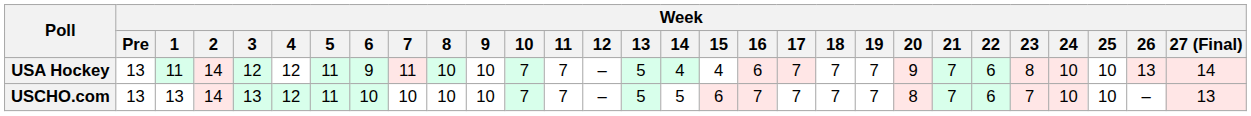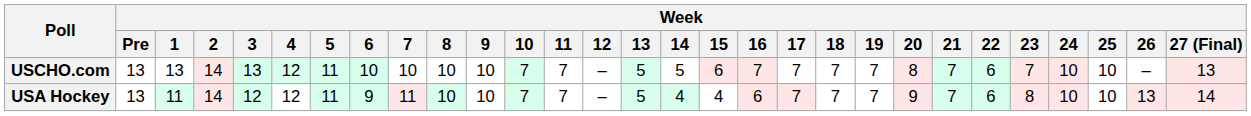rows swapped: (60, 96) <-> (60, 70)
